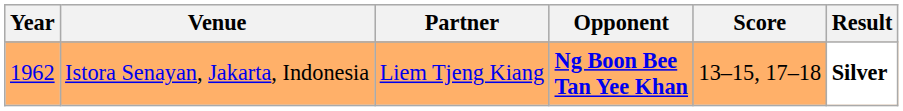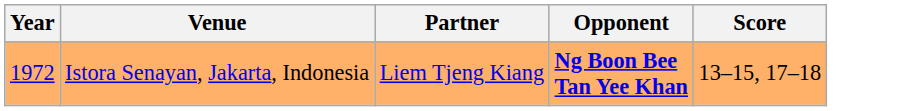- column: (862, 23)
(32, 73) 1962 -> (32, 73) 1972
